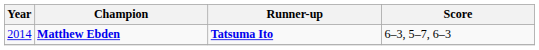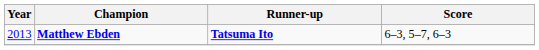(19, 34) 2014 -> (19, 34) 2013
